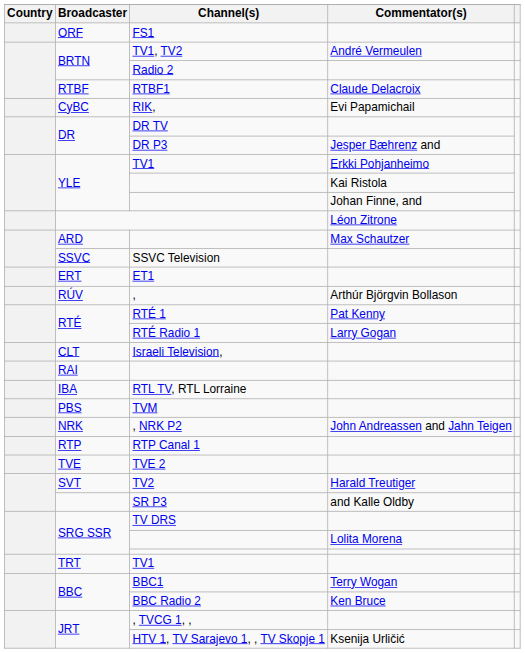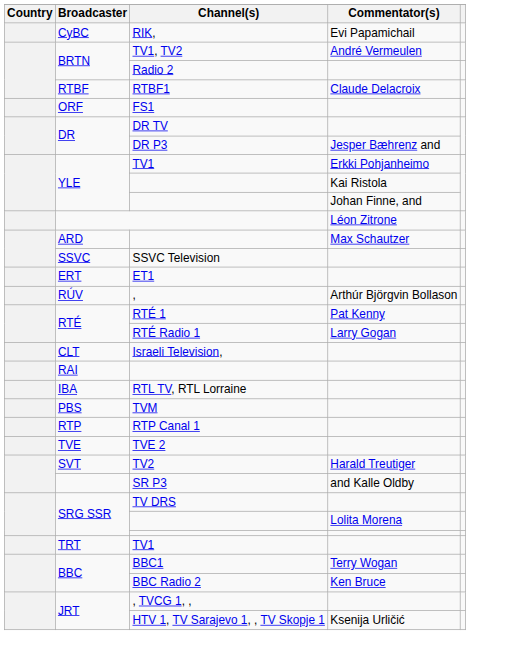rows swapped: (143, 32) <-> (144, 107)
- row: (157, 426)
